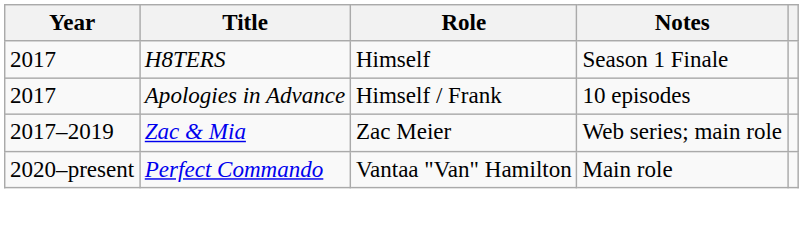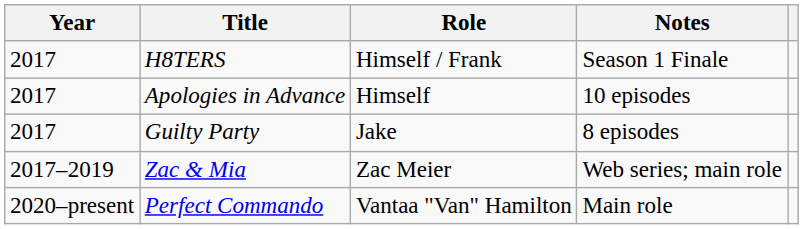(393, 59) Himself -> (429, 59) Himself / Frank
(429, 95) Himself / Frank -> (393, 95) Himself
+ row: (202, 132)
